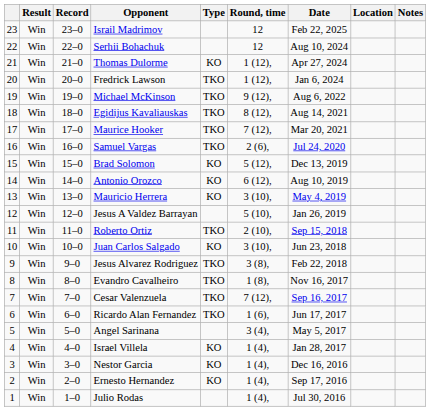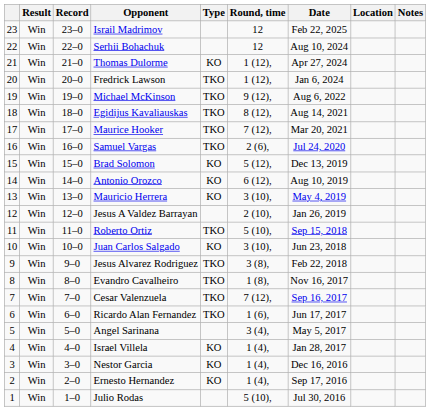(258, 213) 5 (10), -> (258, 213) 2 (10),
(258, 230) 2 (10), -> (258, 230) 5 (10),
(258, 398) 1 (4), -> (258, 398) 5 (10),
